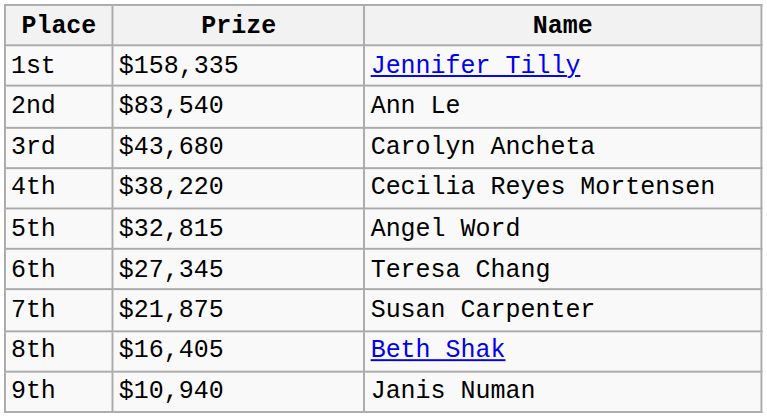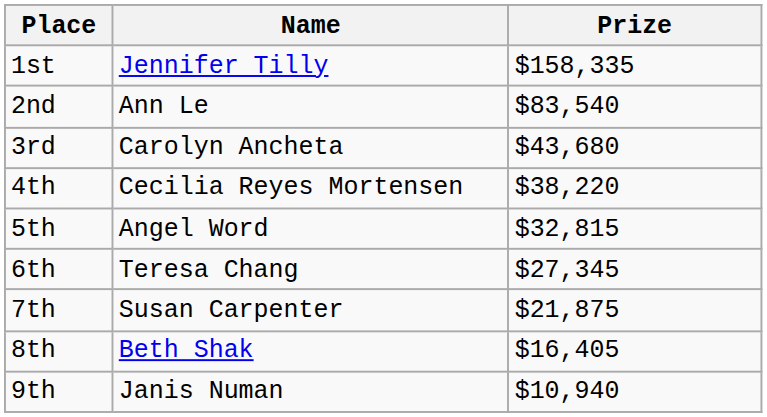columns swapped: (563, 25) <-> (239, 25)
